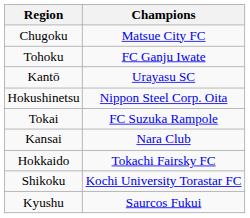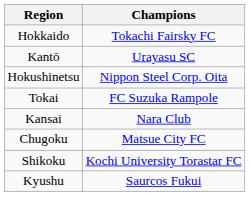rows swapped: (44, 160) <-> (44, 35)
- row: (44, 56)
